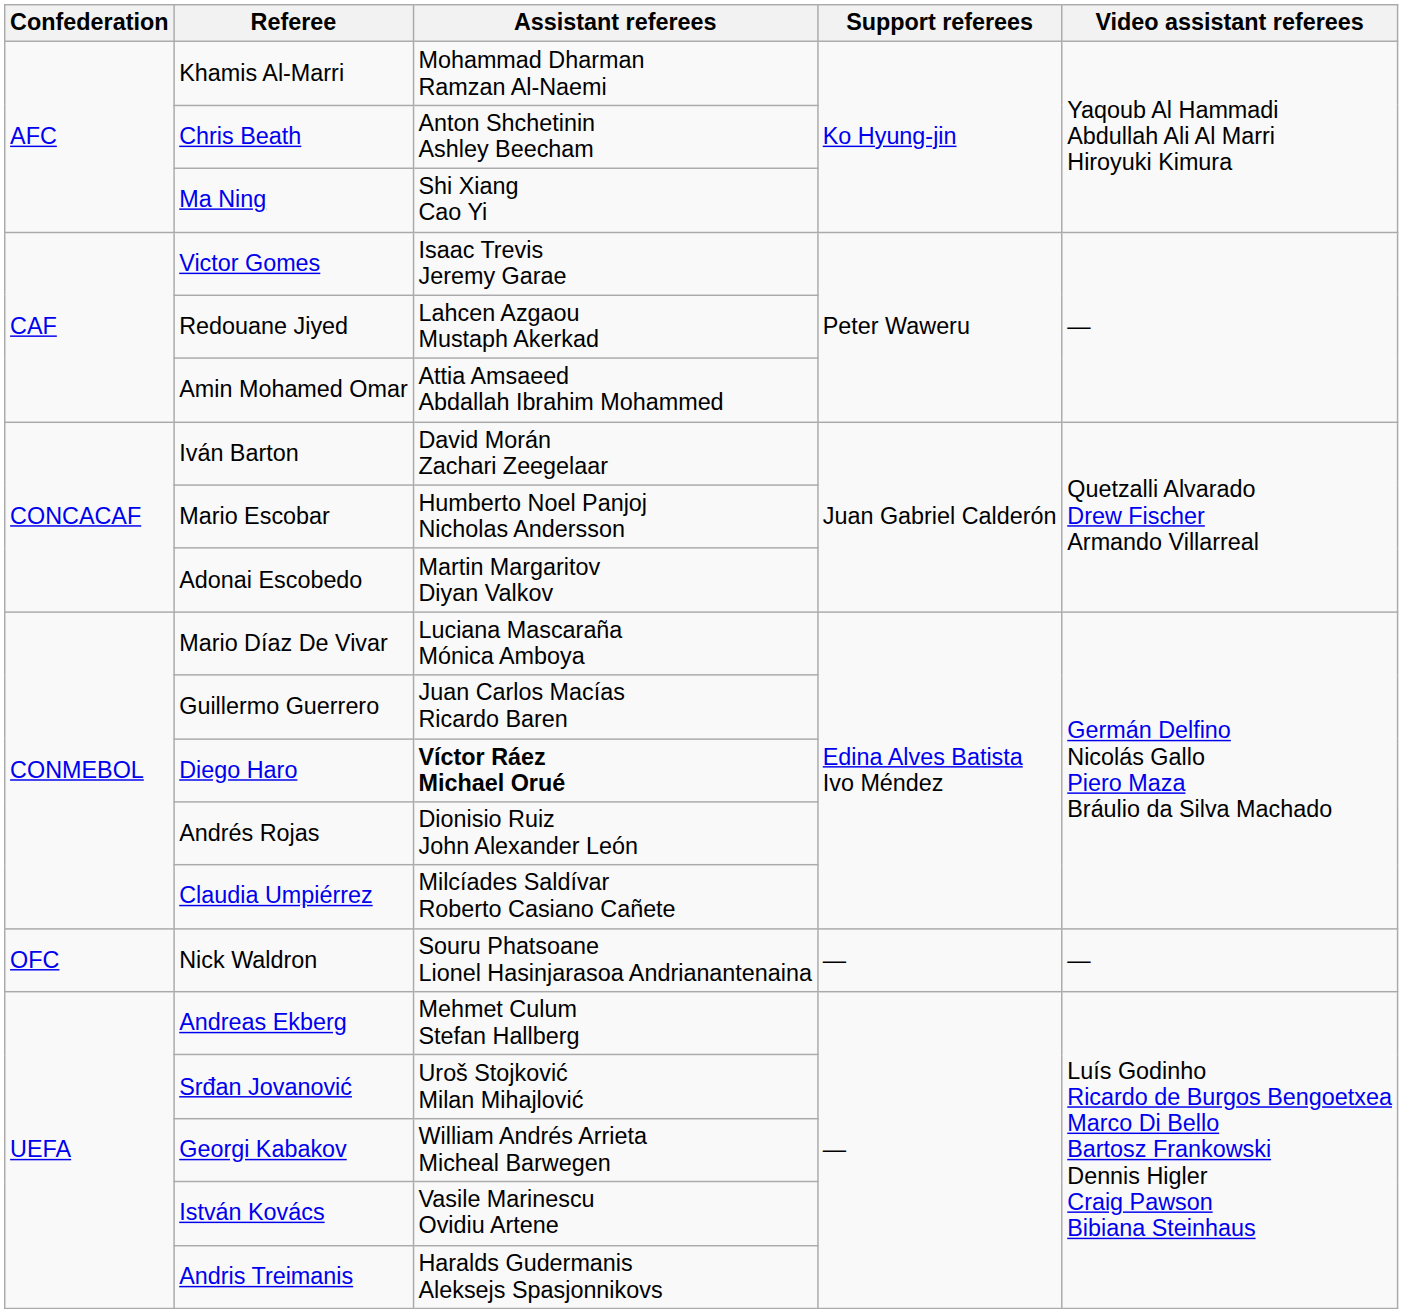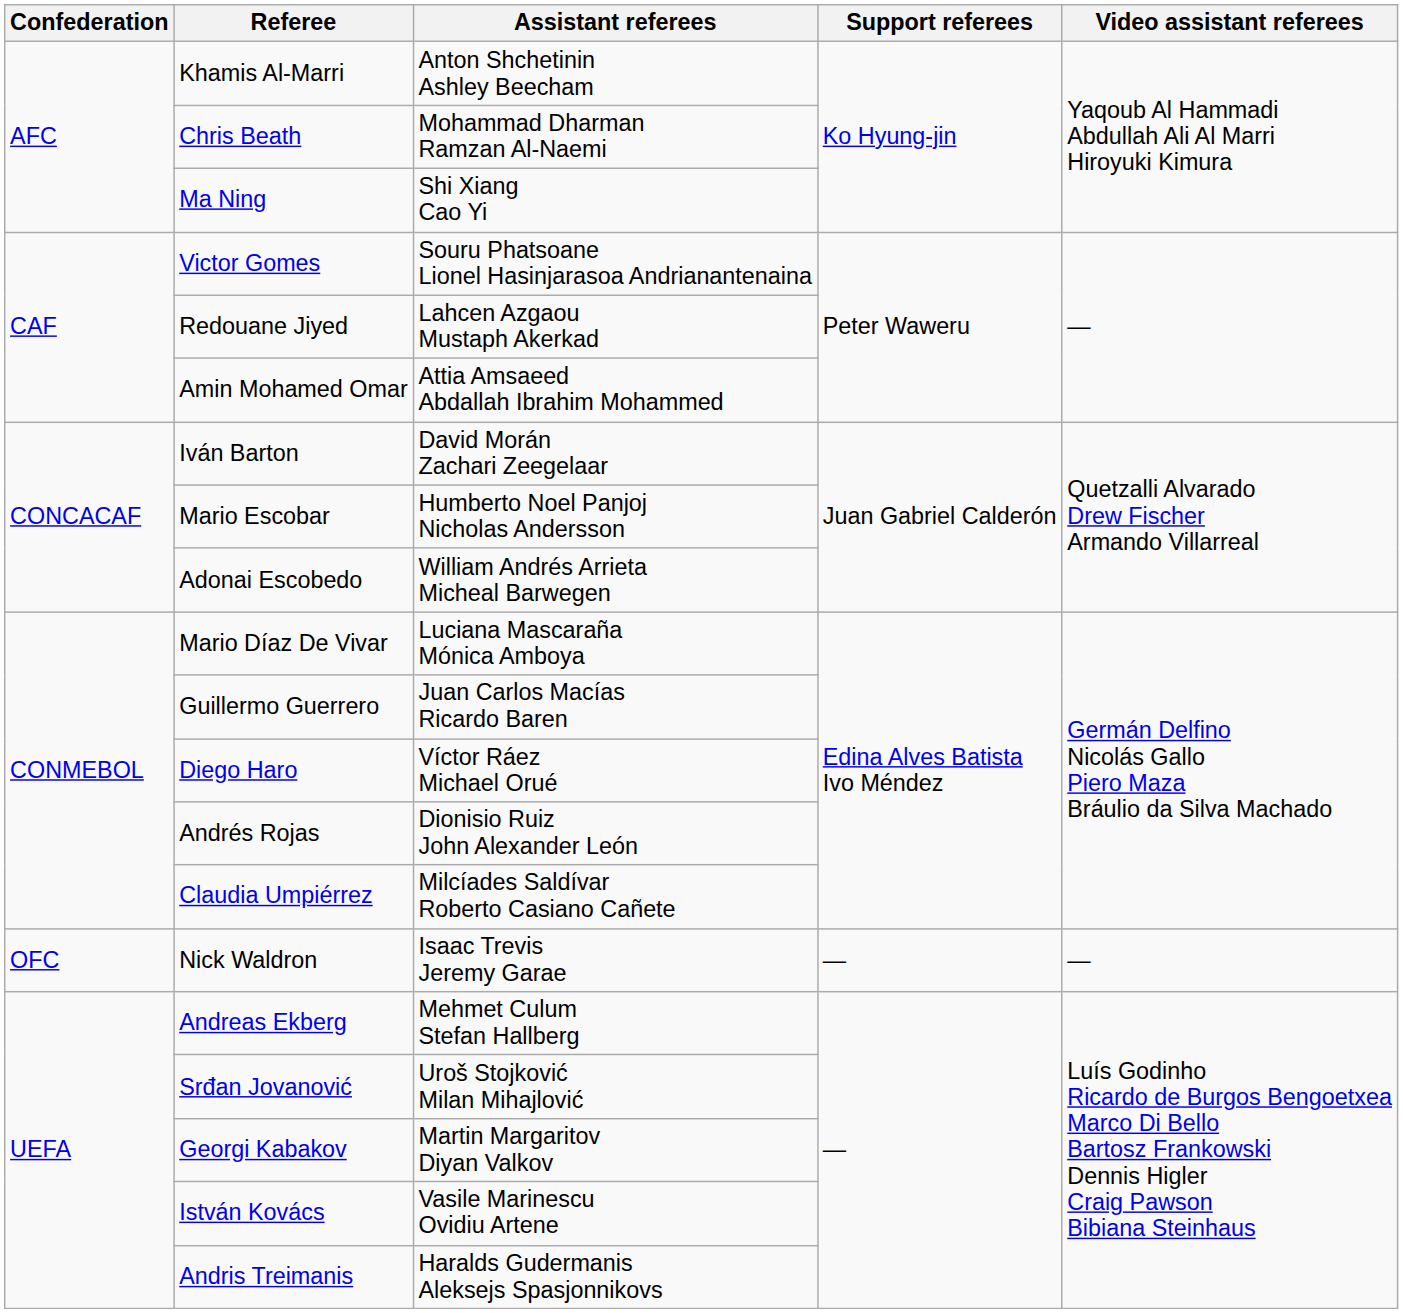(531, 73) Mohammad Dharman Ramzan Al-Naemi -> (507, 73) Anton Shchetinin Ashley Beecham
(507, 136) Anton Shchetinin Ashley Beecham -> (531, 136) Mohammad Dharman Ramzan Al-Naemi
(492, 263) Isaac Trevis Jeremy Garae -> (615, 263) Souru Phatsoane Lionel Hasinjarasoa Andrianantenaina
(509, 579) Martin Margaritov Diyan Valkov -> (533, 579) William Andrés Arrieta Micheal Barwegen
(492, 769) bold -> (488, 769) normal
(615, 959) Souru Phatsoane Lionel Hasinjarasoa Andrianantenaina -> (492, 959) Isaac Trevis Jeremy Garae
(533, 1149) William Andrés Arrieta Micheal Barwegen -> (509, 1149) Martin Margaritov Diyan Valkov
